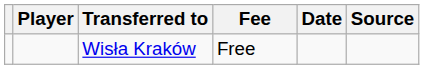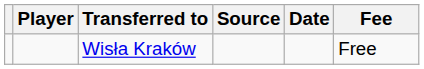columns swapped: (255, 19) <-> (383, 19)
